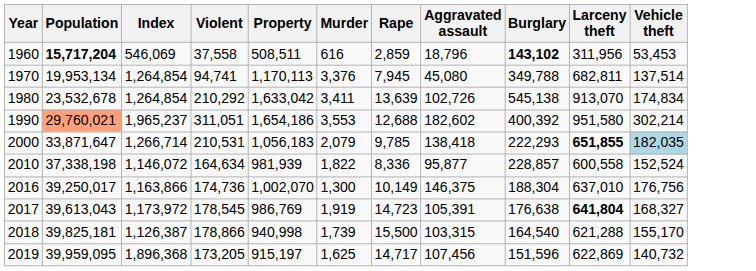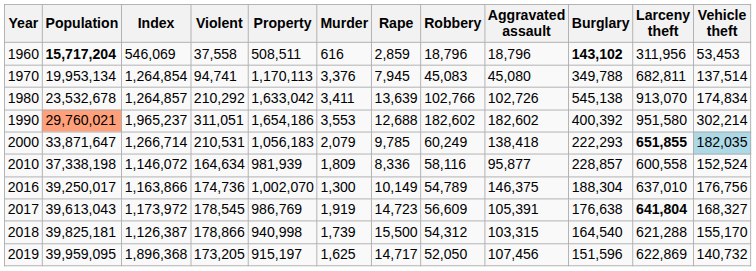+ column: (453, 23)
(156, 98) 1,264,854 -> (156, 98) 1,264,857
(338, 165) 1,822 -> (338, 165) 1,809
